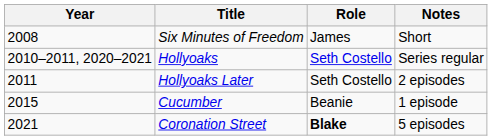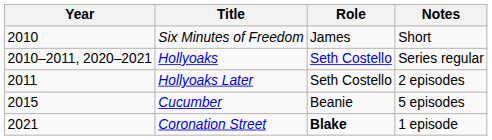(23, 37) 2008 -> (23, 37) 2010
(428, 102) 1 episode -> (431, 102) 5 episodes
(431, 124) 5 episodes -> (428, 124) 1 episode
